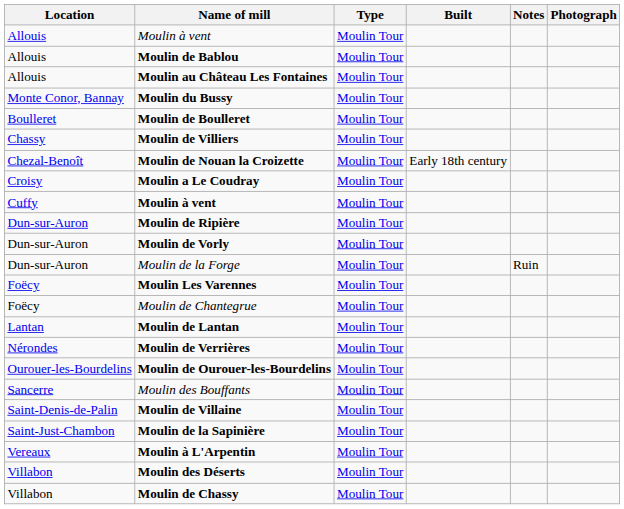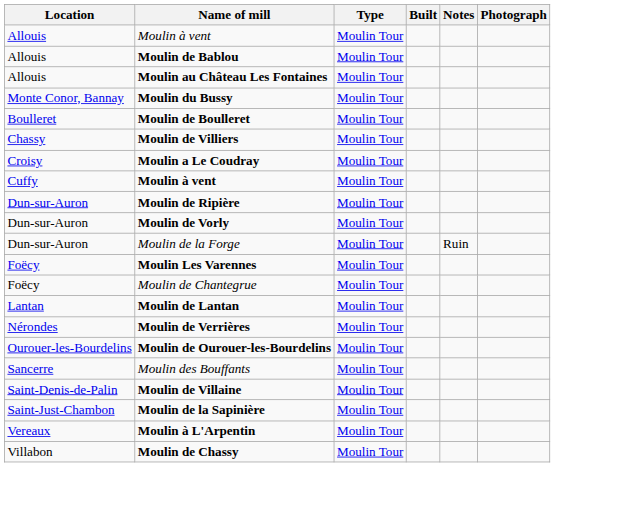- row: (45, 160)
- row: (30, 472)
